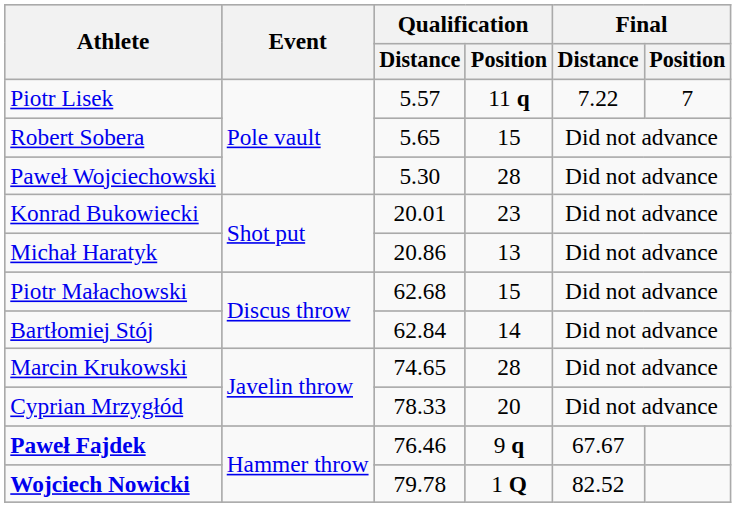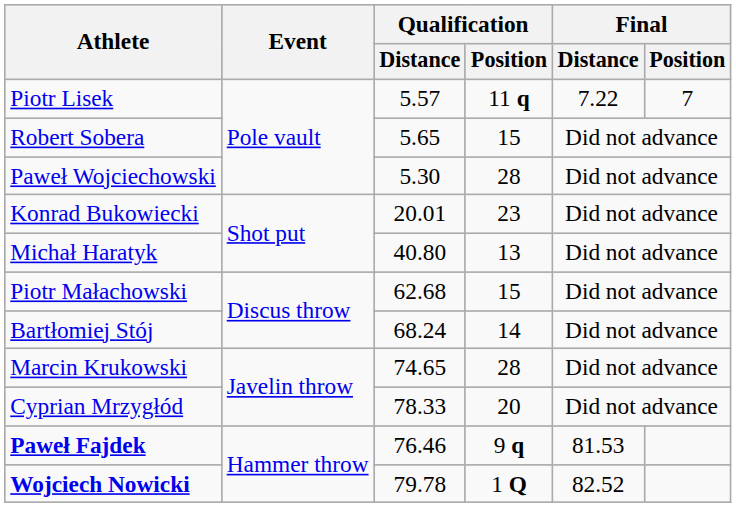(420, 252) 20.86 -> (420, 252) 40.80
(420, 329) 62.84 -> (420, 329) 68.24
(598, 445) 67.67 -> (598, 445) 81.53
